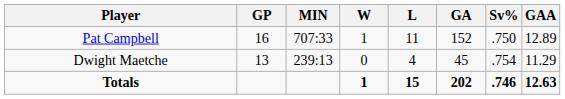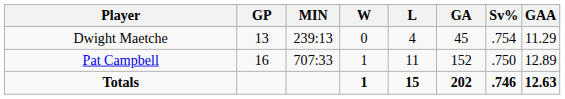rows swapped: (121, 37) <-> (121, 60)
